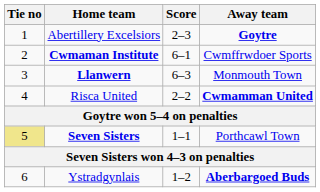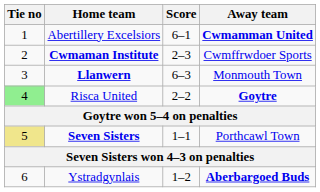(181, 34) 2–3 -> (181, 34) 6–1
(258, 34) Goytre -> (258, 34) Cwmamman United
(181, 55) 6–1 -> (181, 55) 2–3
(24, 95) no background -> (24, 95) lightgreen background
(258, 95) Cwmamman United -> (258, 95) Goytre
